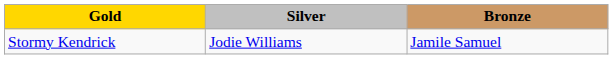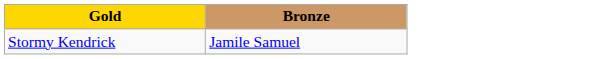- column: (306, 16)
